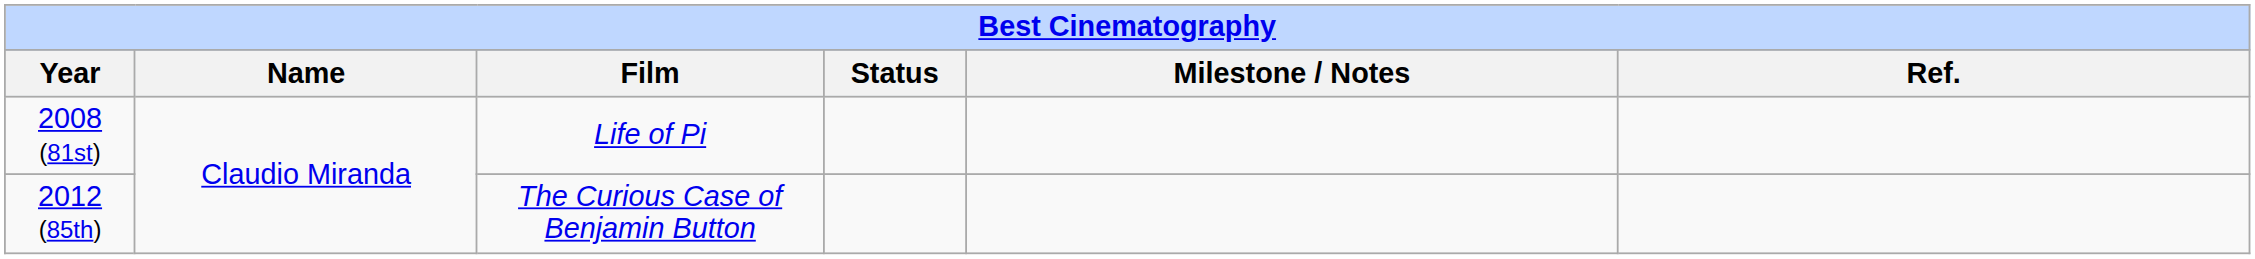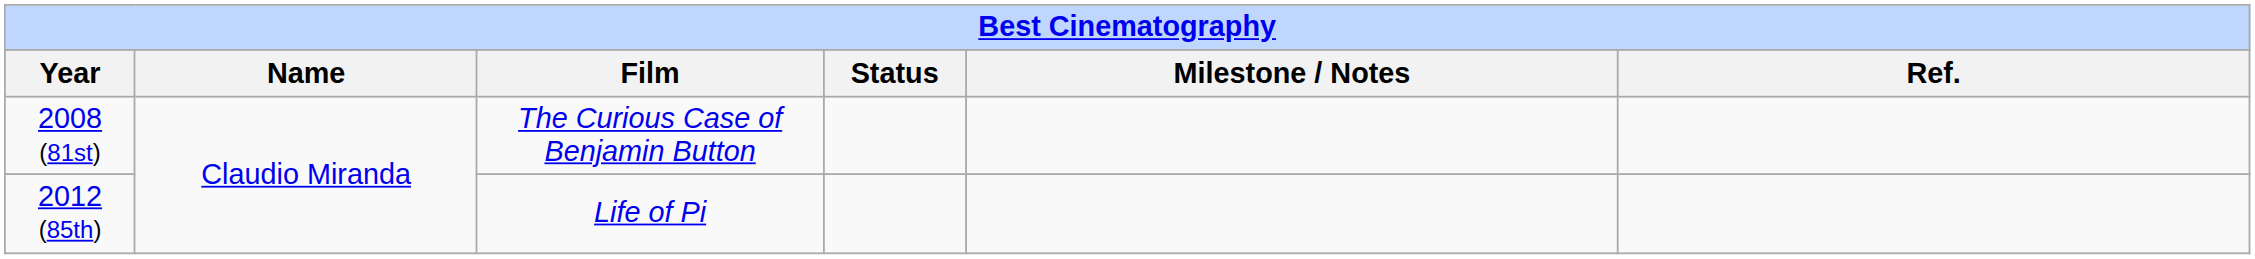(650, 134) Life of Pi -> (650, 134) The Curious Case of Benjamin Button
(650, 212) The Curious Case of Benjamin Button -> (650, 212) Life of Pi
